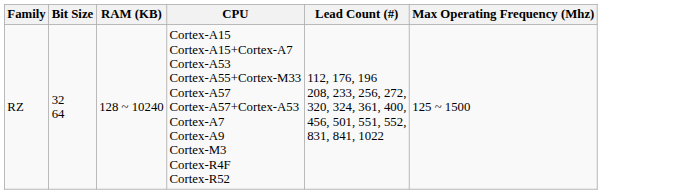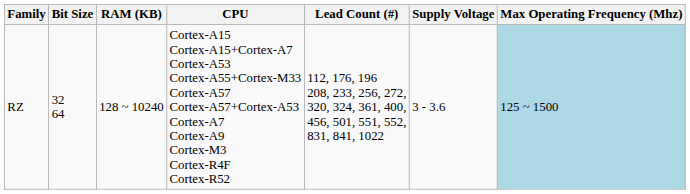+ column: (453, 14)
(441, 106) no background -> (529, 106) lightblue background
